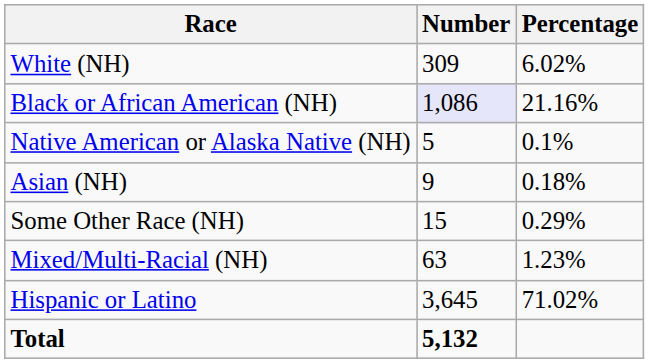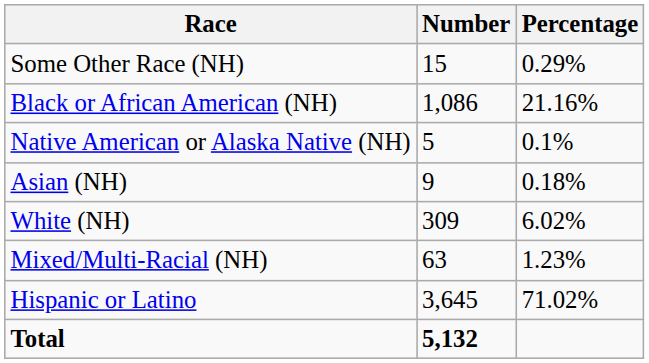rows swapped: (70, 63) <-> (127, 220)
(450, 102) lavender background -> (450, 102) no background
